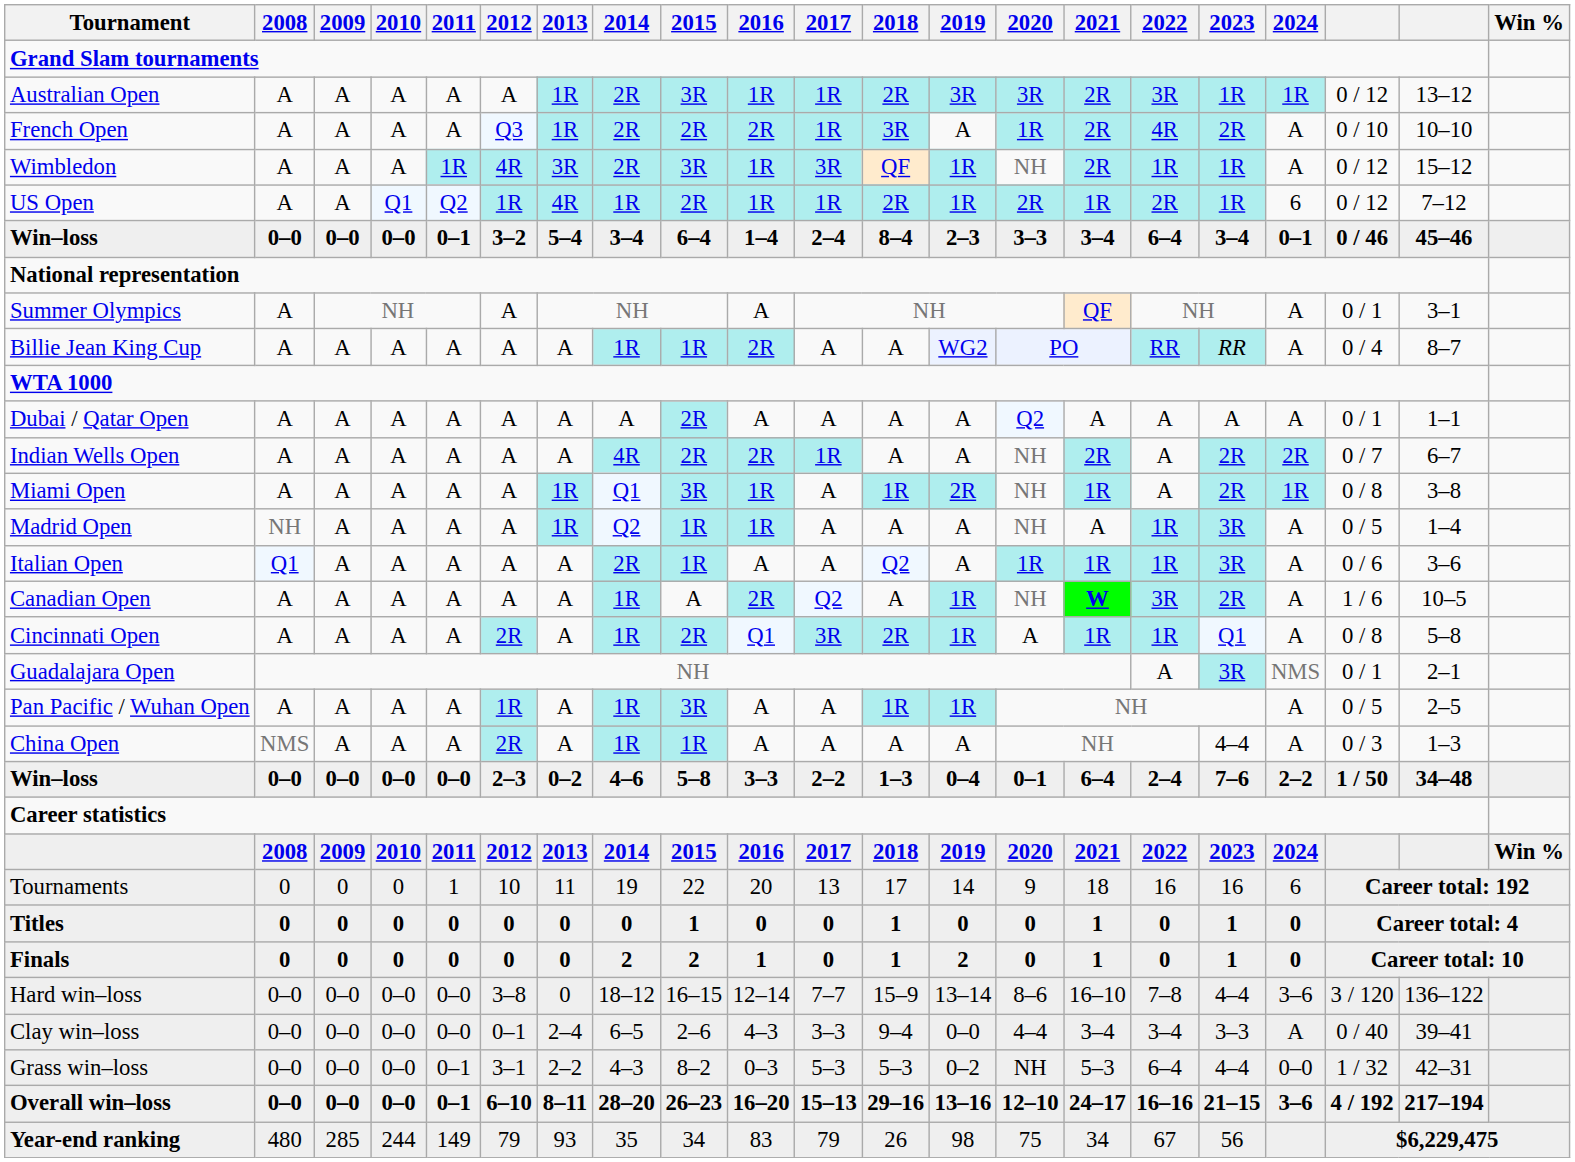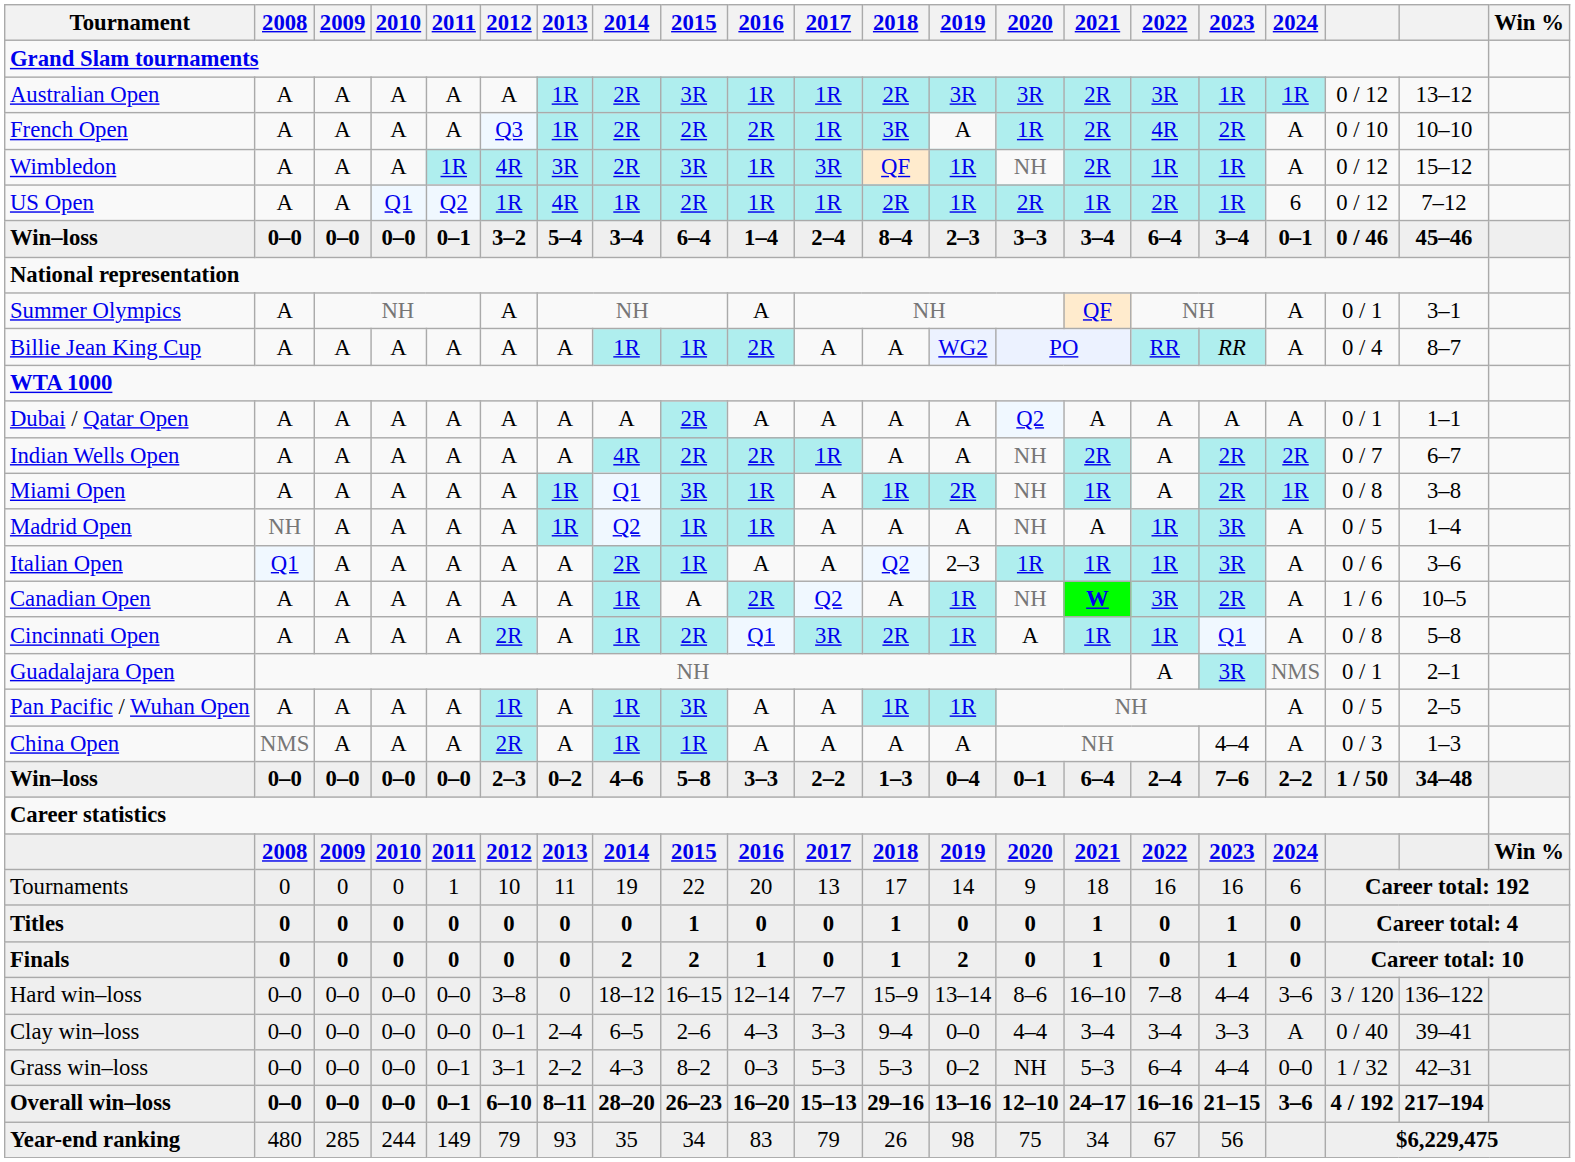(963, 563) A -> (963, 563) 2–3
